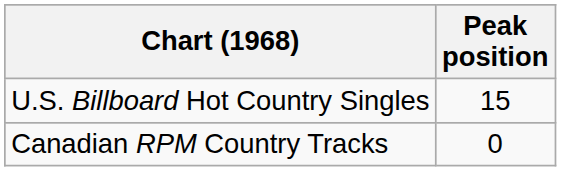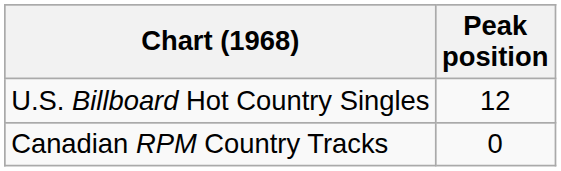(495, 100) 15 -> (495, 100) 12
